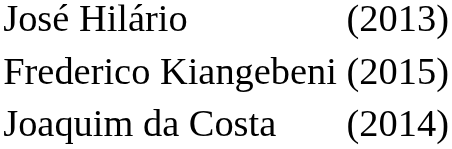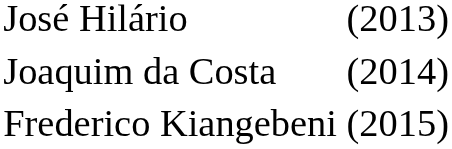rows swapped: (140, 123) <-> (170, 70)
